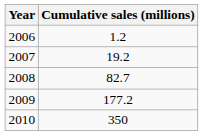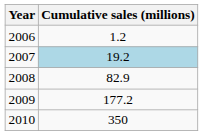(118, 57) no background -> (118, 57) lightblue background
(118, 78) 82.7 -> (118, 78) 82.9
